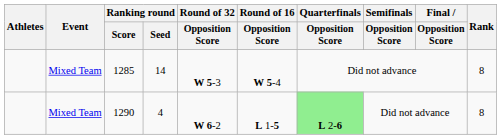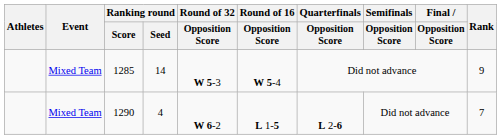(482, 71) 8 -> (482, 71) 9
(330, 125) lightgreen background -> (330, 125) no background
(482, 113) 8 -> (482, 113) 7
